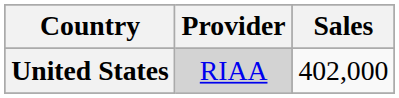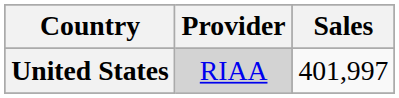(343, 70) 402,000 -> (343, 70) 401,997
